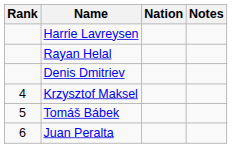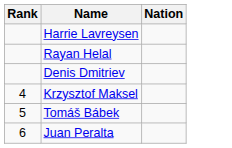- column: (206, 14)
